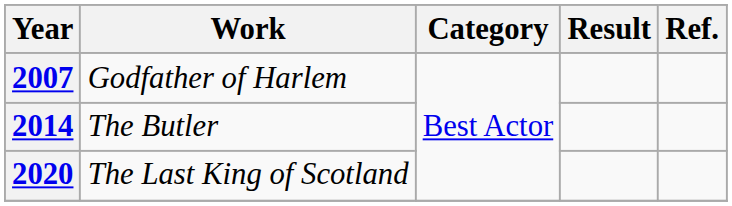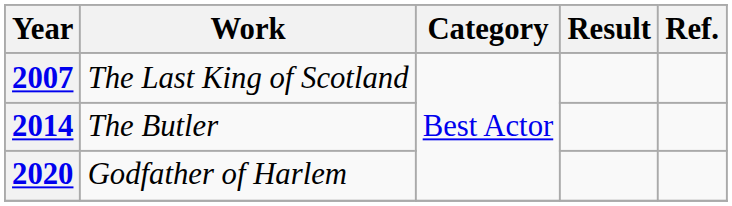(217, 77) Godfather of Harlem -> (248, 77) The Last King of Scotland
(248, 175) The Last King of Scotland -> (217, 175) Godfather of Harlem
